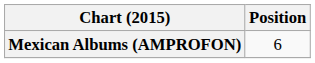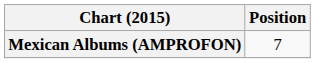(278, 44) 6 -> (278, 44) 7
